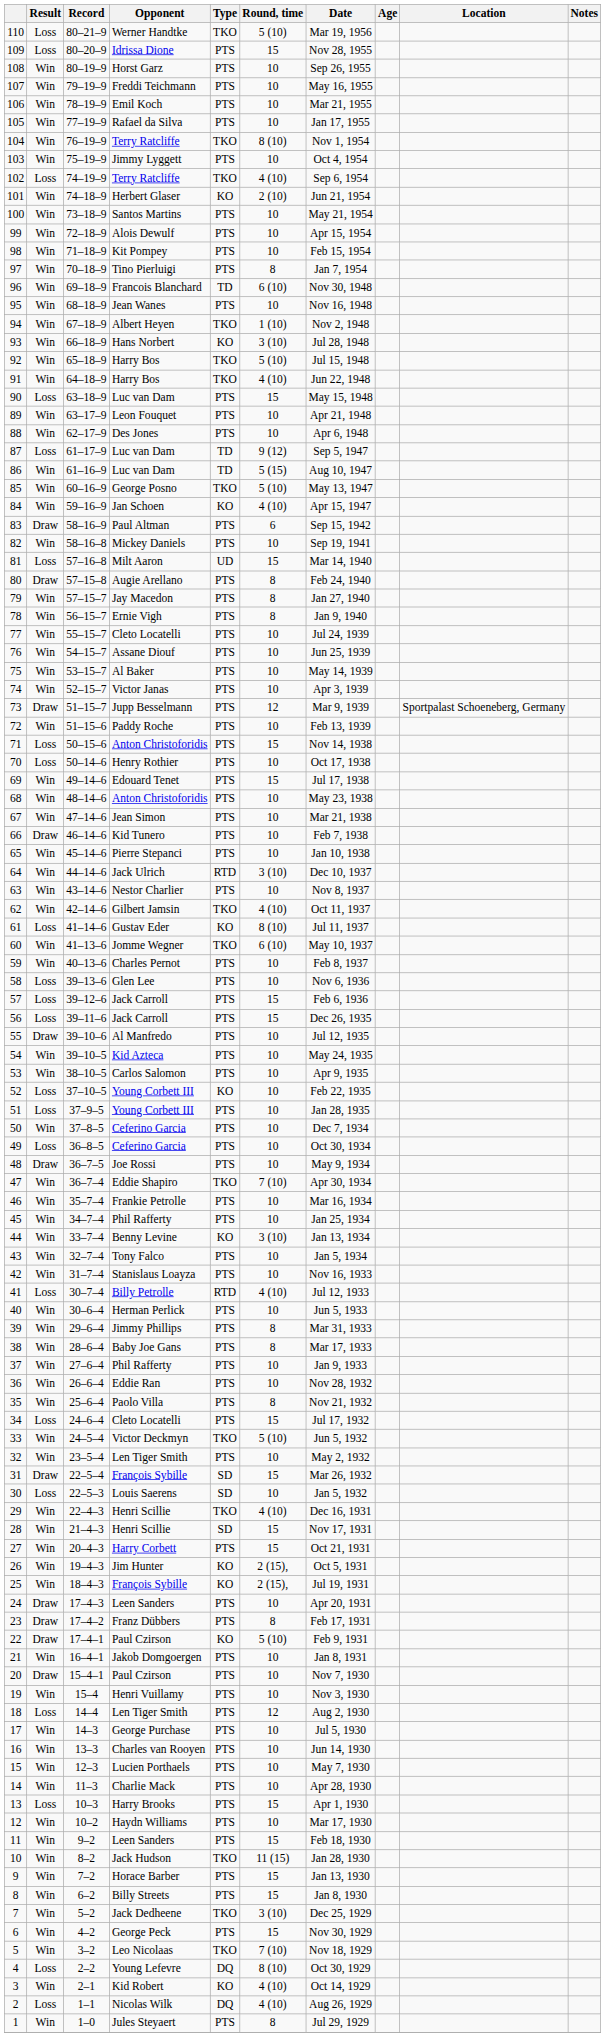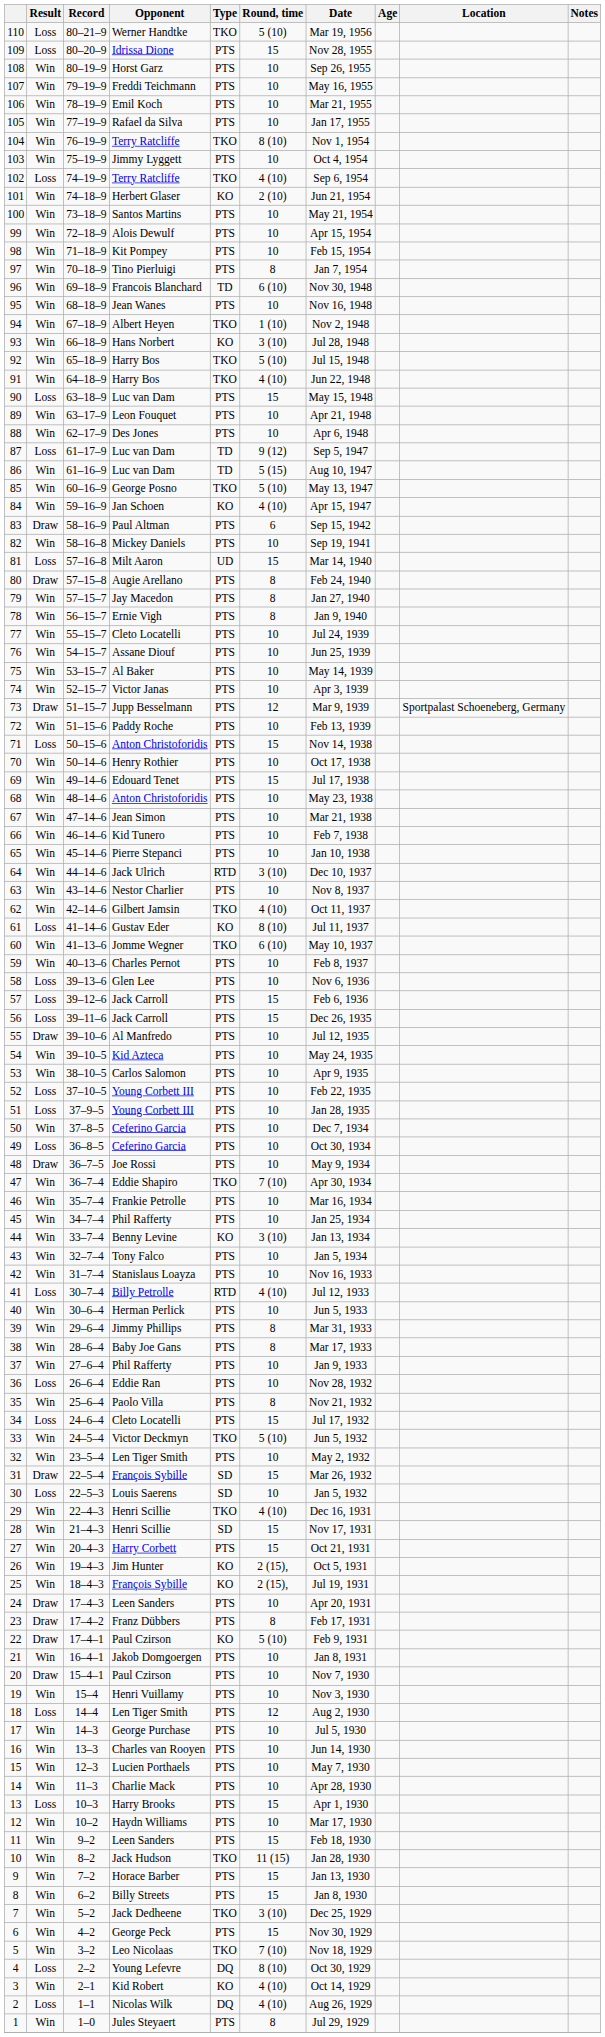(45, 762) Loss -> (45, 762) Win
(45, 835) Draw -> (45, 835) Win
(225, 1091) KO -> (225, 1091) PTS
(45, 1383) Win -> (45, 1383) Loss
